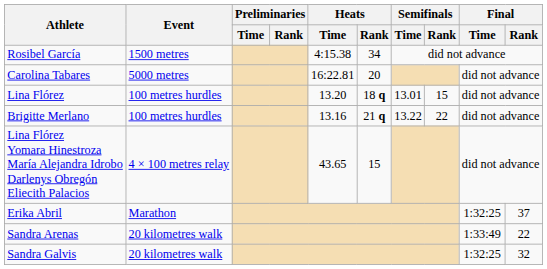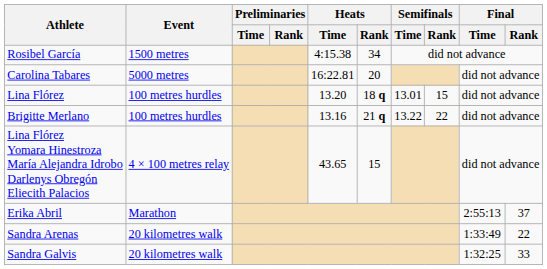(482, 214) 1:32:25 -> (482, 214) 2:55:13
(524, 254) 32 -> (524, 254) 33
